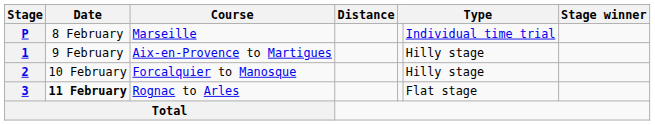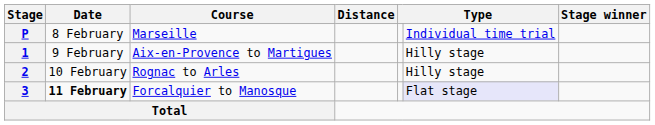(214, 72) Forcalquier to Manosque -> (186, 72) Rognac to Arles
(186, 91) Rognac to Arles -> (214, 91) Forcalquier to Manosque
(441, 91) no background -> (441, 91) lavender background
